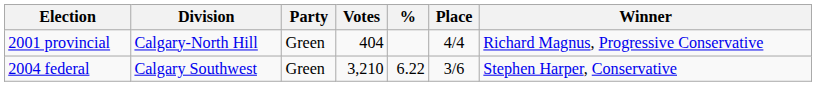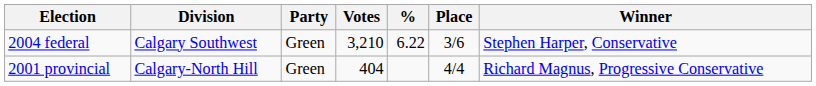rows swapped: (59, 42) <-> (49, 68)
